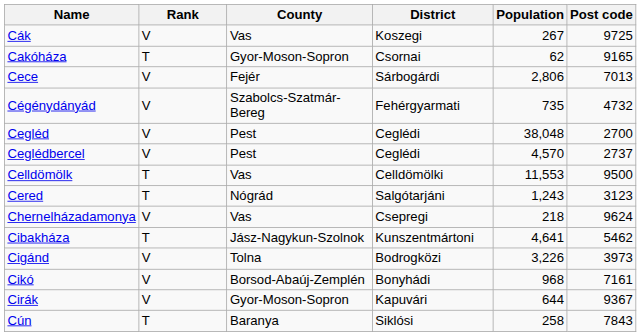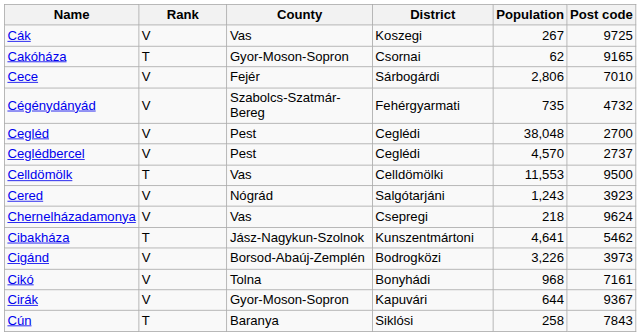(618, 77) 7013 -> (618, 77) 7010
(146, 196) T -> (146, 196) V
(618, 196) 3123 -> (618, 196) 3923
(246, 258) Tolna -> (297, 258) Borsod-Abaúj-Zemplén
(297, 279) Borsod-Abaúj-Zemplén -> (246, 279) Tolna
